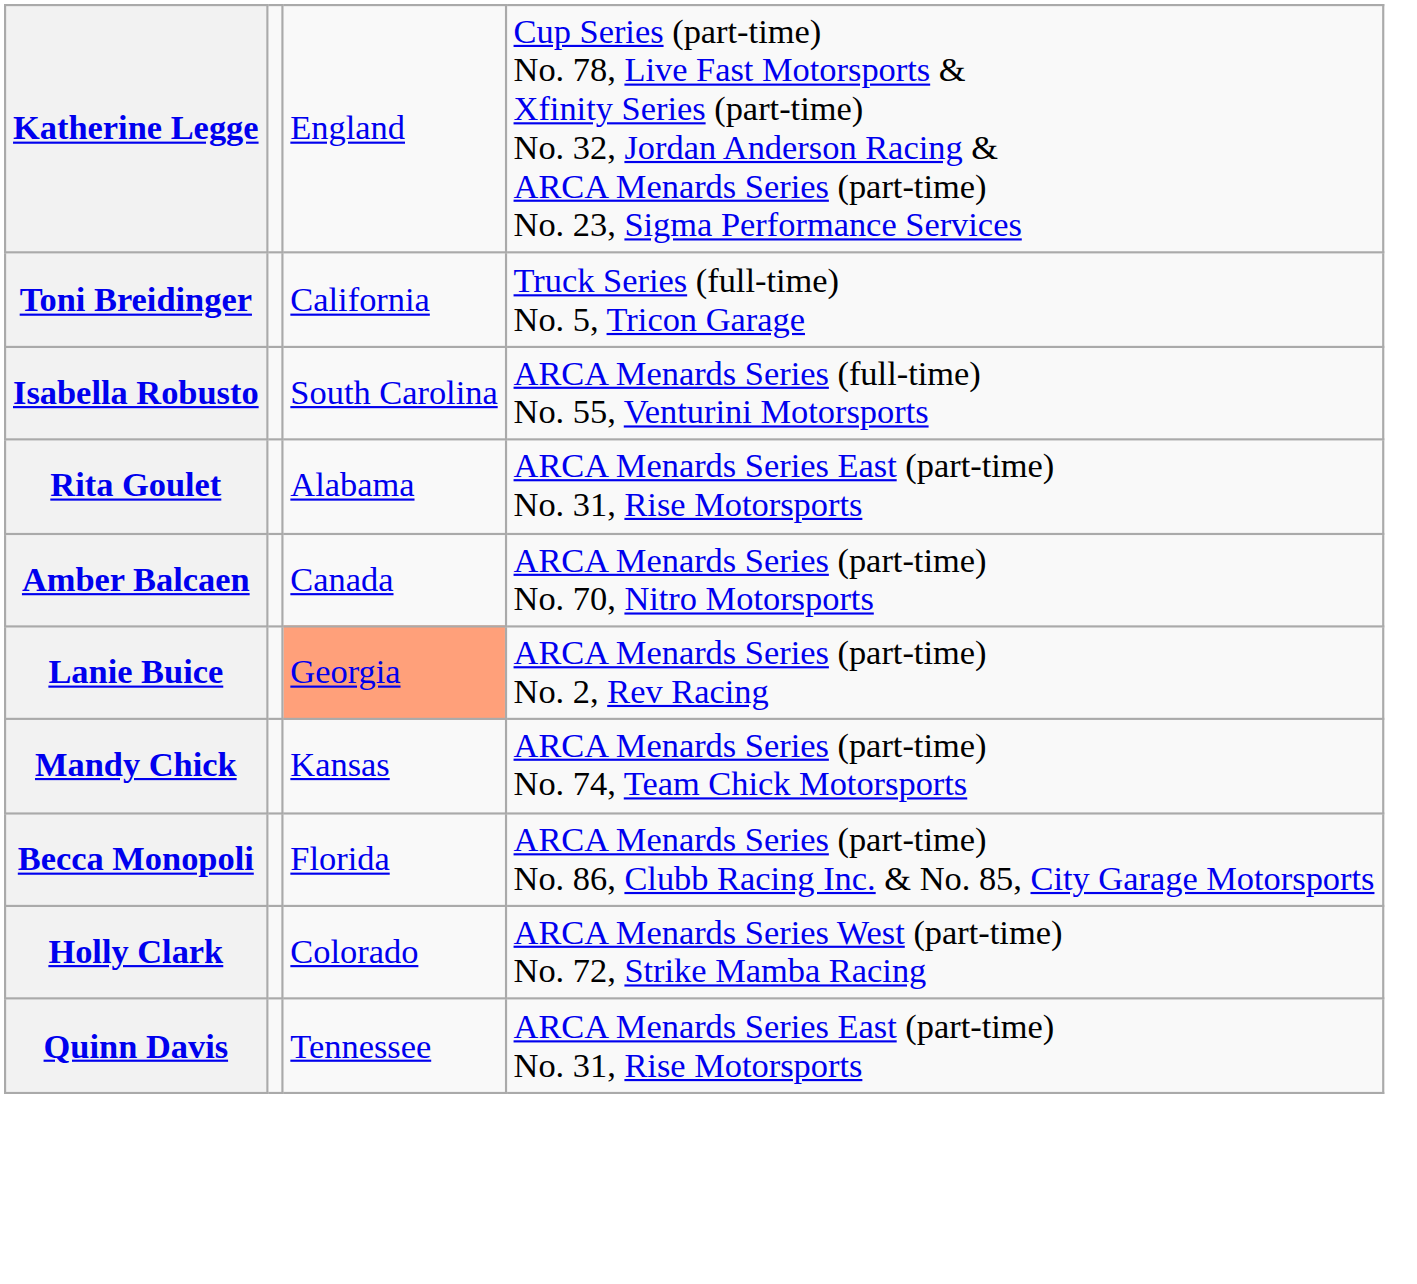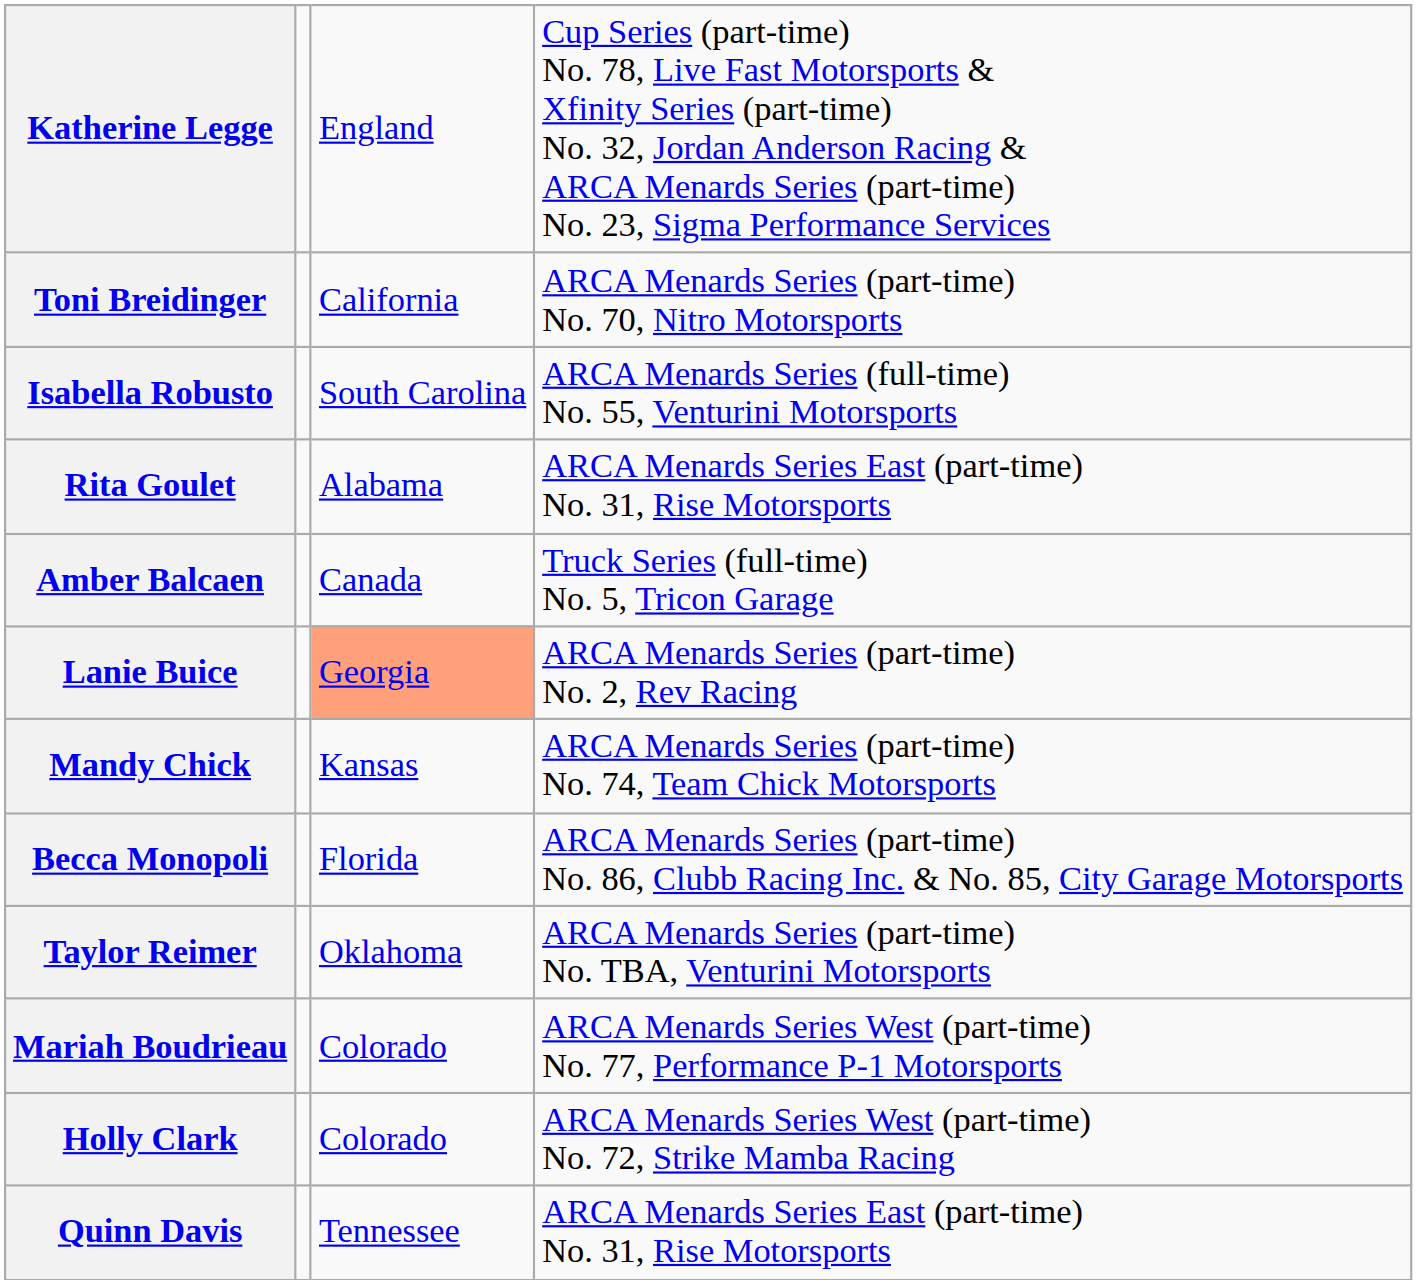(676, 299) Truck Series (full-time) No. 5, Tricon Garage -> (779, 299) ARCA Menards Series (part-time) No. 70, Nitro Motorsports
(750, 578) ARCA Menards Series (part-time) No. 70, Nitro Motorsports -> (705, 578) Truck Series (full-time) No. 5, Tricon Garage
+ row: (150, 951)
+ row: (150, 1045)
